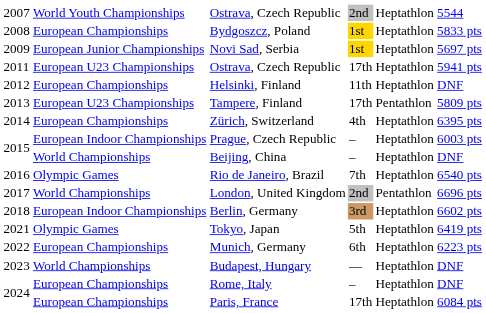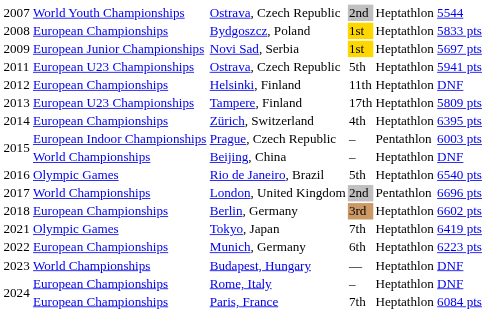(361, 67) 17th -> (357, 67) 5th
(404, 103) Pentathlon -> (405, 103) Heptathlon
(405, 139) Heptathlon -> (404, 139) Pentathlon
(357, 175) 7th -> (357, 175) 5th
(120, 211) European Indoor Championships -> (101, 211) European Championships
(357, 229) 5th -> (357, 229) 7th
(361, 301) 17th -> (357, 301) 7th
